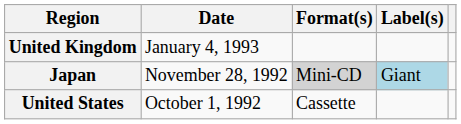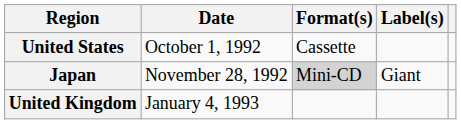rows swapped: (73, 103) <-> (73, 47)
(401, 75) lightblue background -> (401, 75) no background
